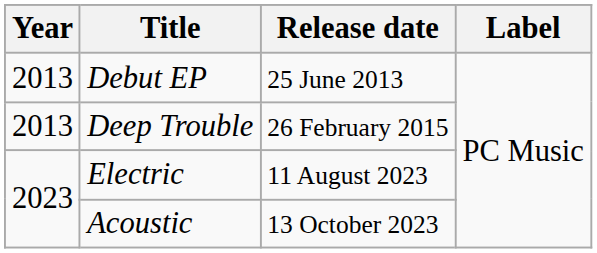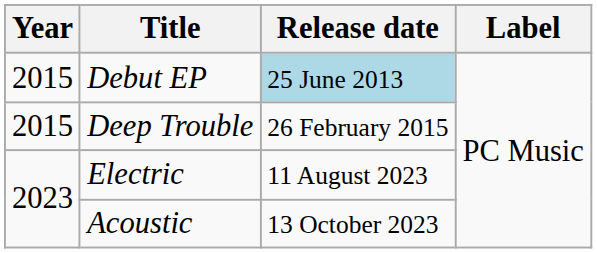(43, 77) 2013 -> (43, 77) 2015
(335, 79) no background -> (335, 79) lightblue background
(43, 125) 2013 -> (43, 125) 2015
